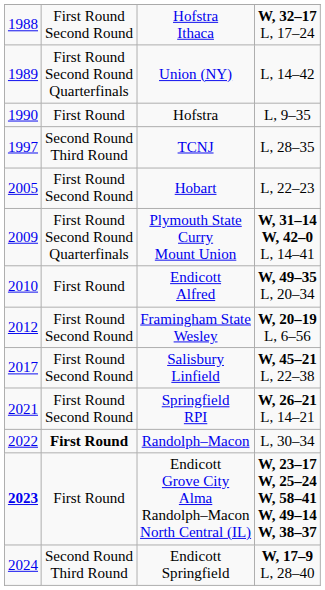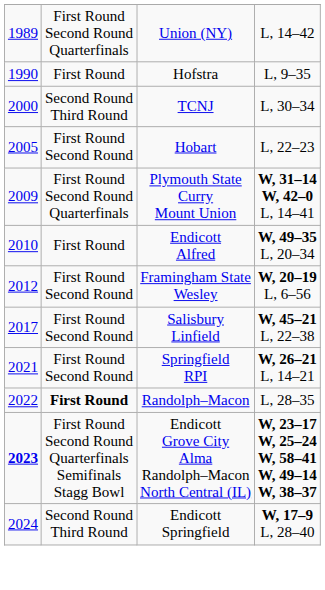- row: (196, 24)
(23, 147) 1997 -> (23, 106) 2000
(287, 147) L, 28–35 -> (287, 106) L, 30–34
(287, 441) L, 30–34 -> (287, 400) L, 28–35
(89, 498) First Round -> (89, 457) First Round Second Round Quarterfinals Semifinals Stagg Bowl
